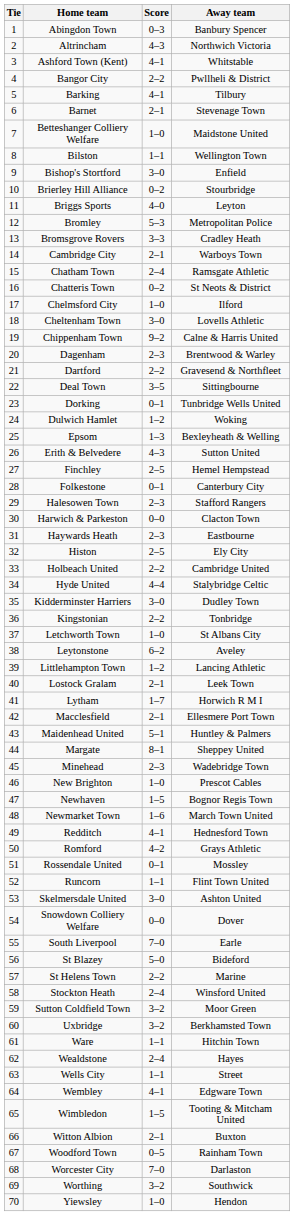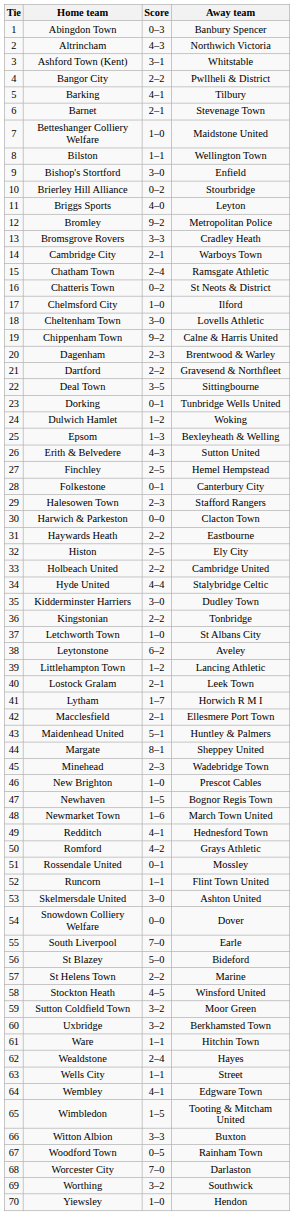(157, 62) 4–1 -> (157, 62) 3–1
(157, 222) 5–3 -> (157, 222) 9–2
(157, 535) 2–3 -> (157, 535) 2–2
(157, 992) 2–4 -> (157, 992) 4–5
(157, 1136) 2–1 -> (157, 1136) 3–3
